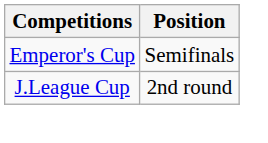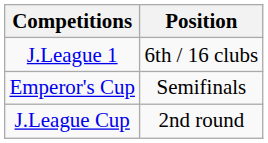+ row: (72, 54)
